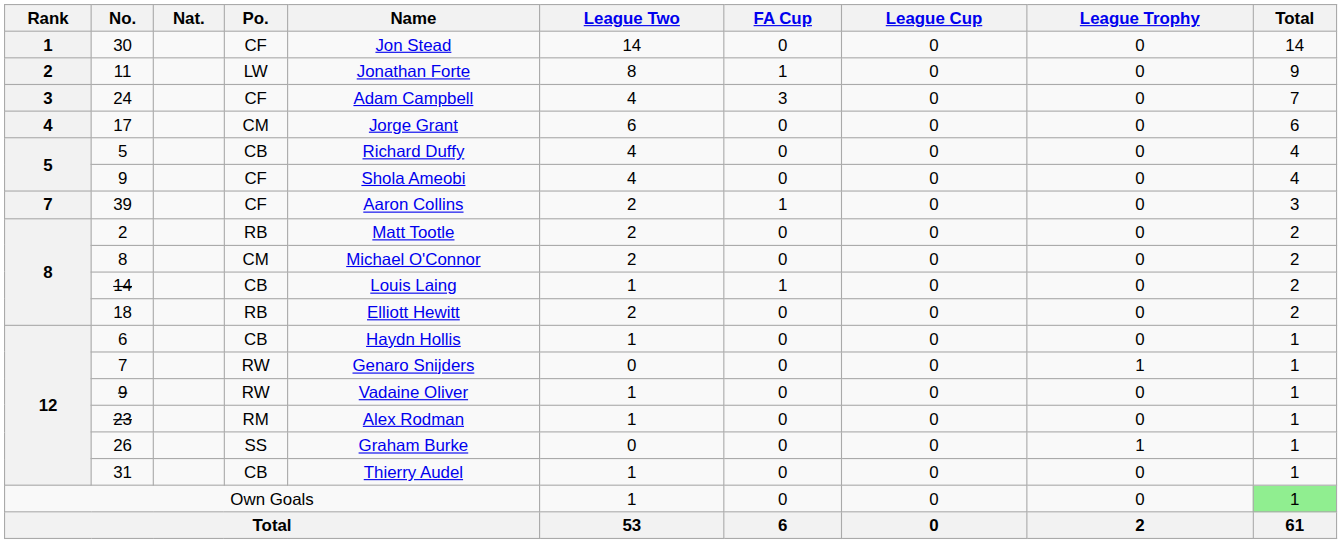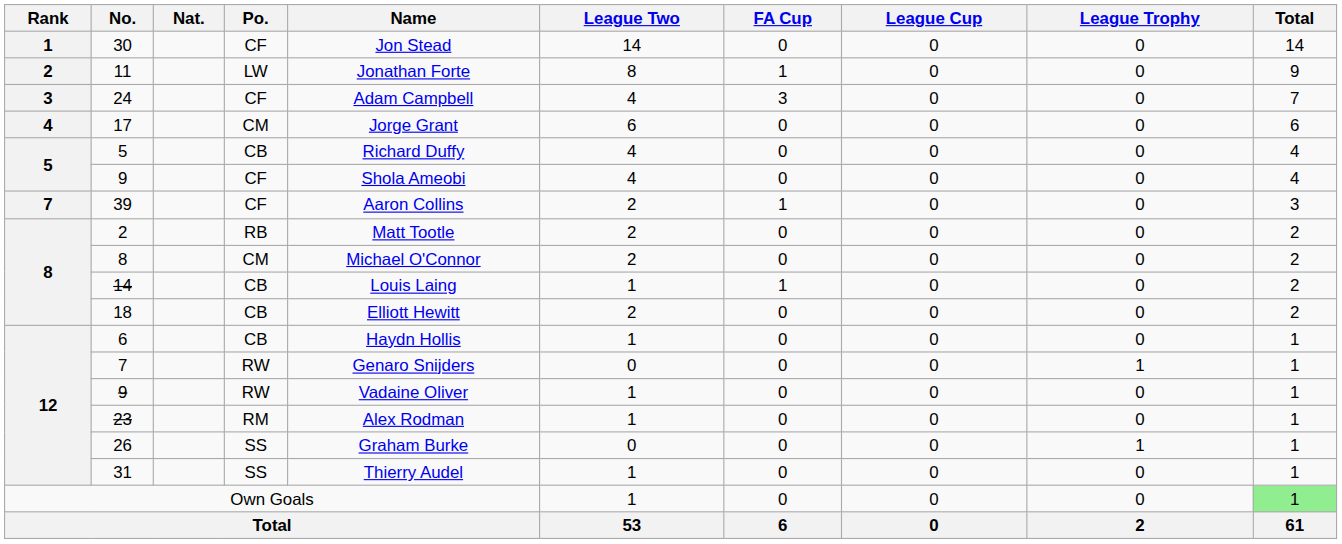(256, 312) RB -> (256, 312) CB
(256, 472) CB -> (256, 472) SS
